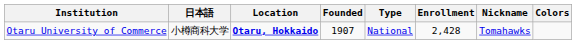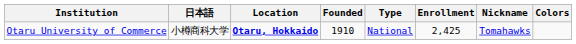(343, 31) 1907 -> (343, 31) 1910
(446, 31) 2,428 -> (446, 31) 2,425
